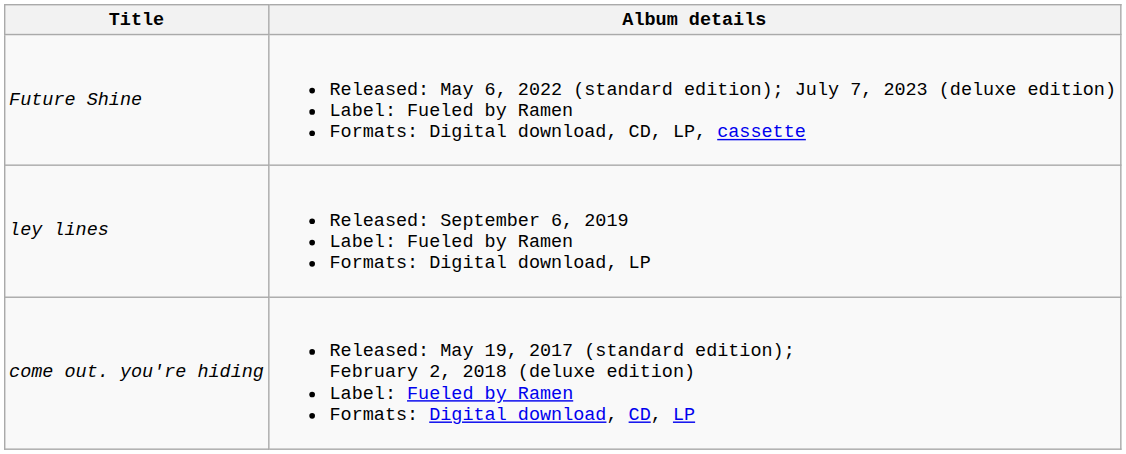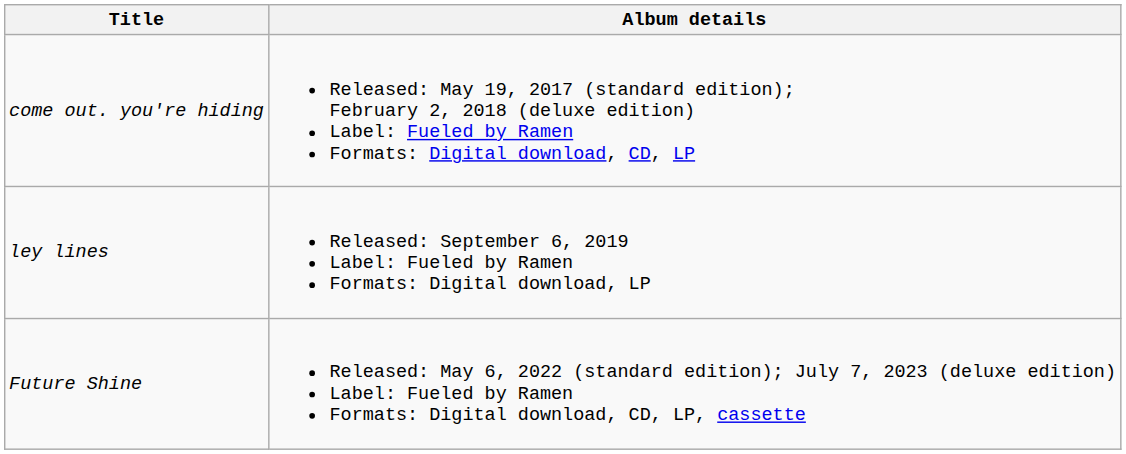rows swapped: (137, 373) <-> (76, 100)
